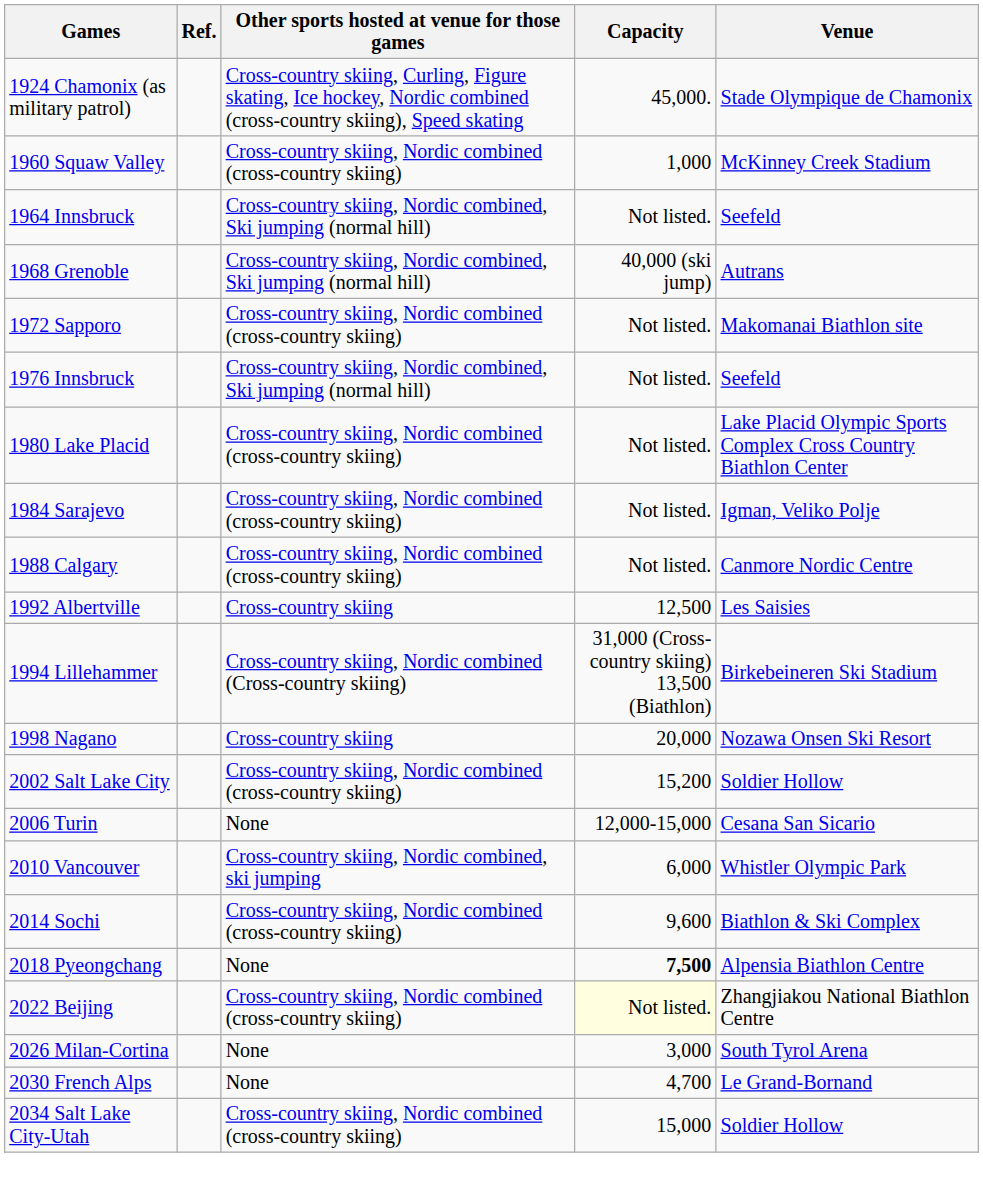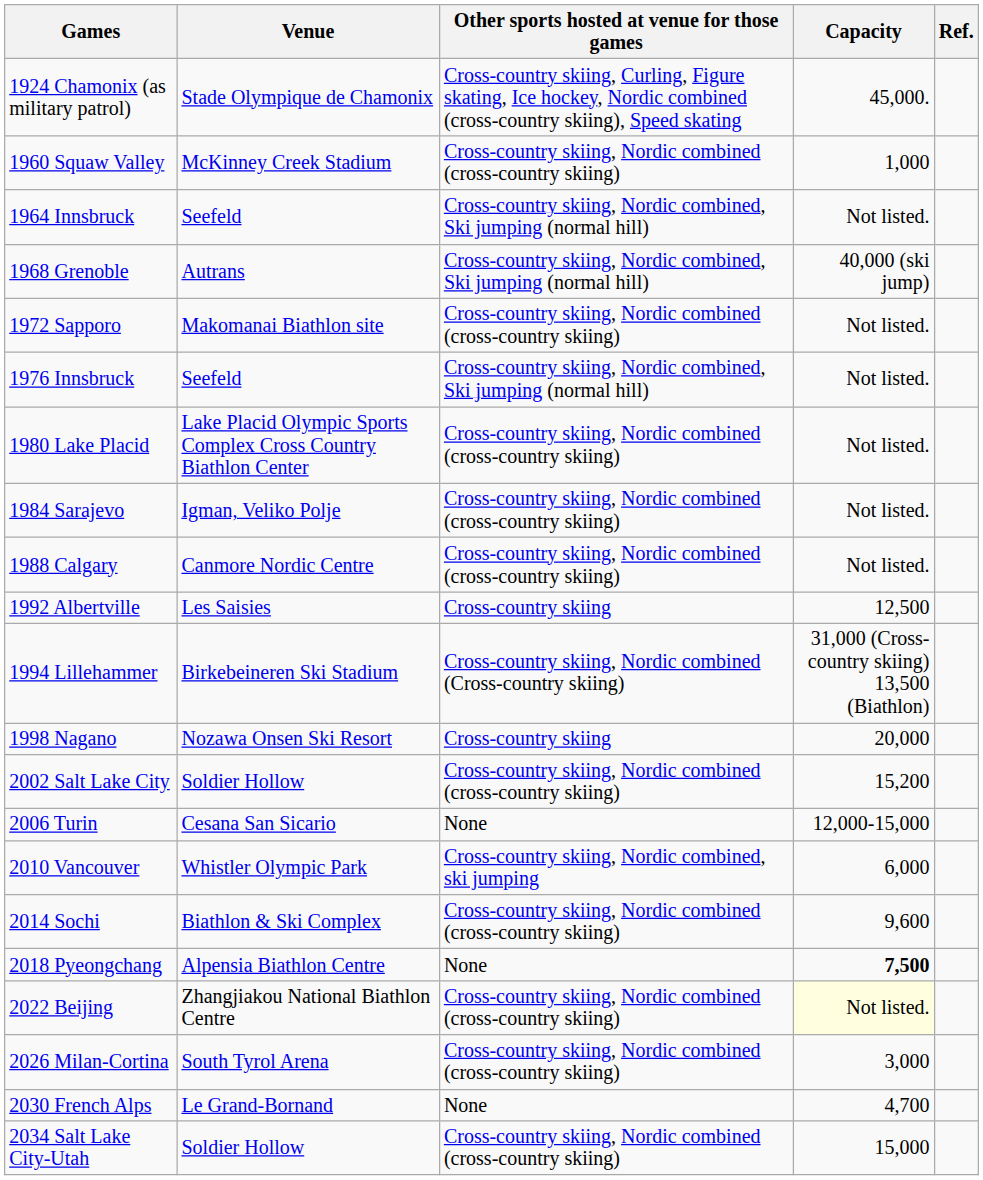columns swapped: (847, 31) <-> (199, 31)
(247, 1050) None -> (602, 1061) Cross-country skiing, Nordic combined (cross-country skiing)
